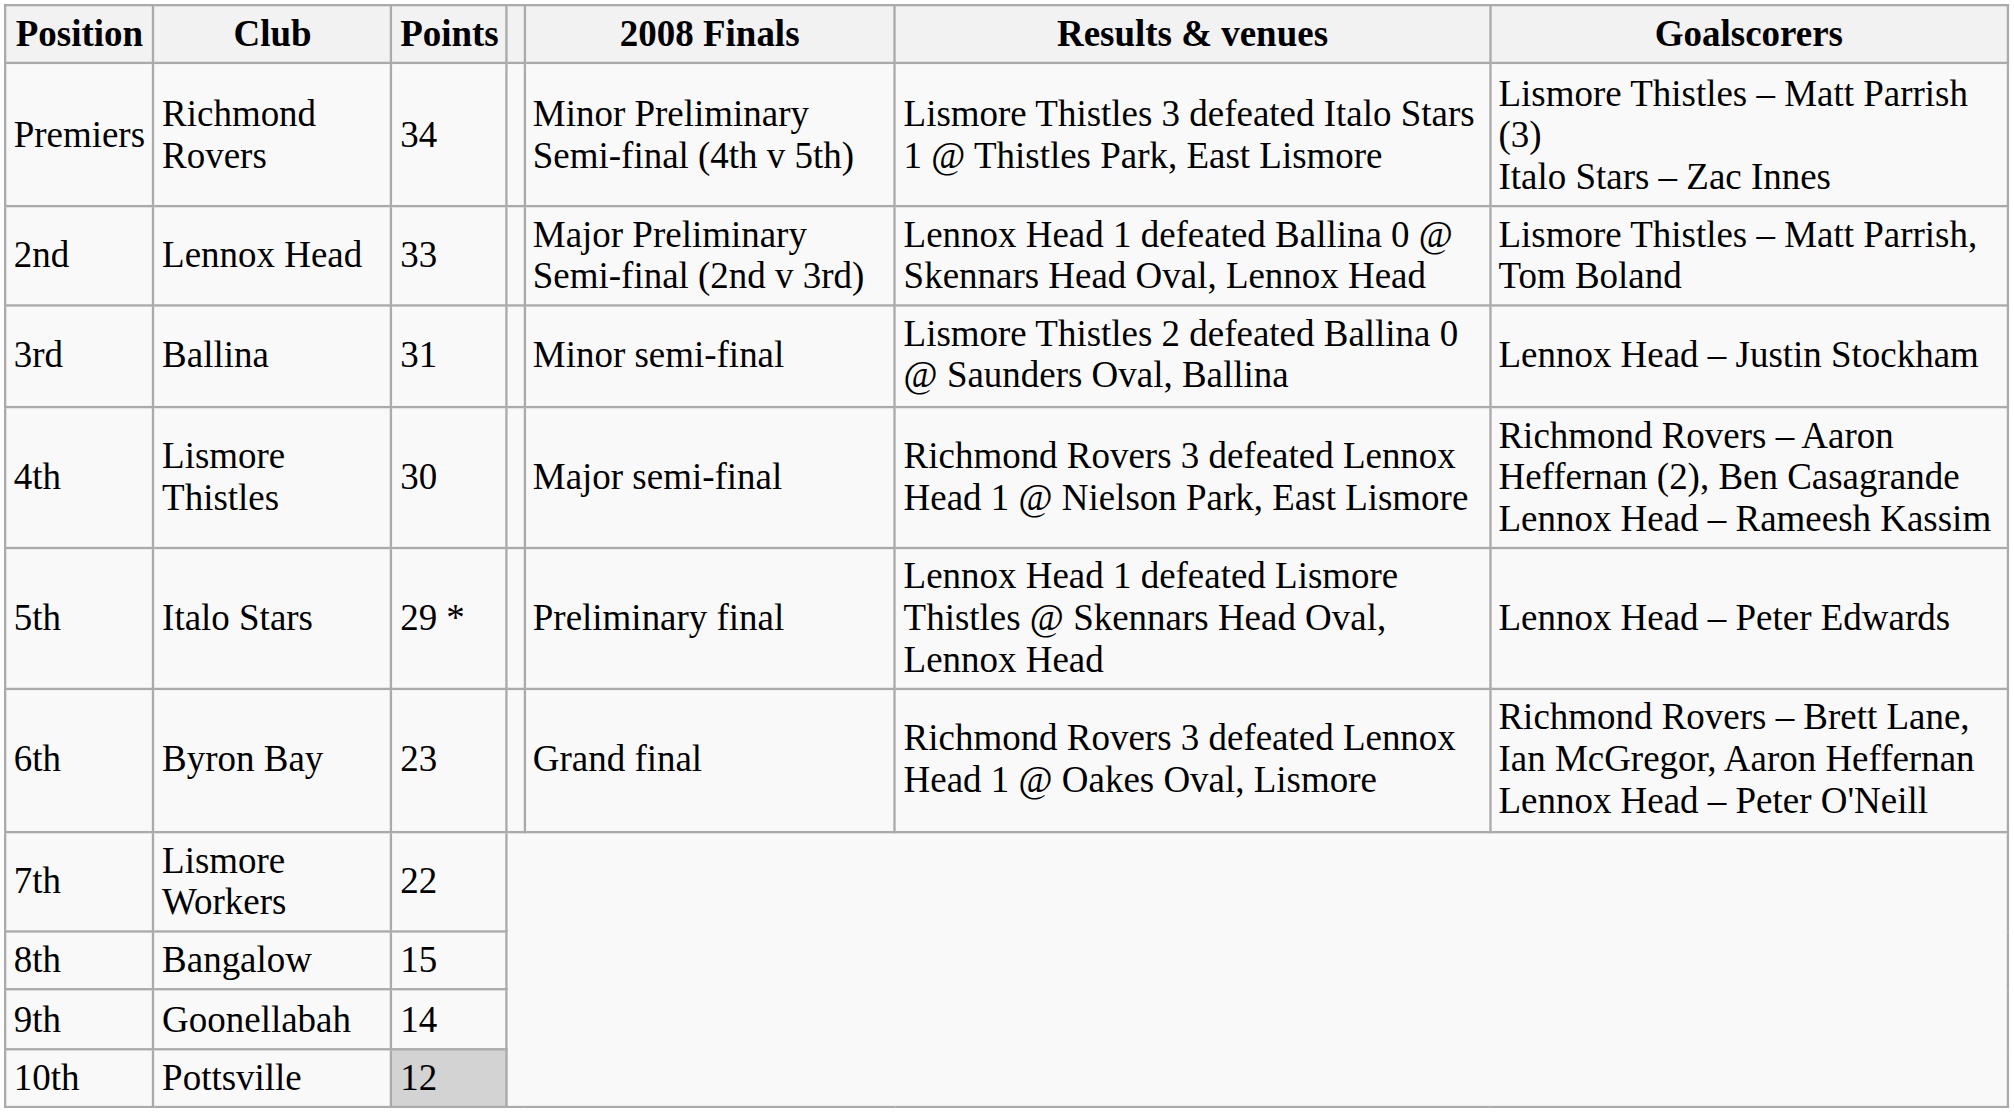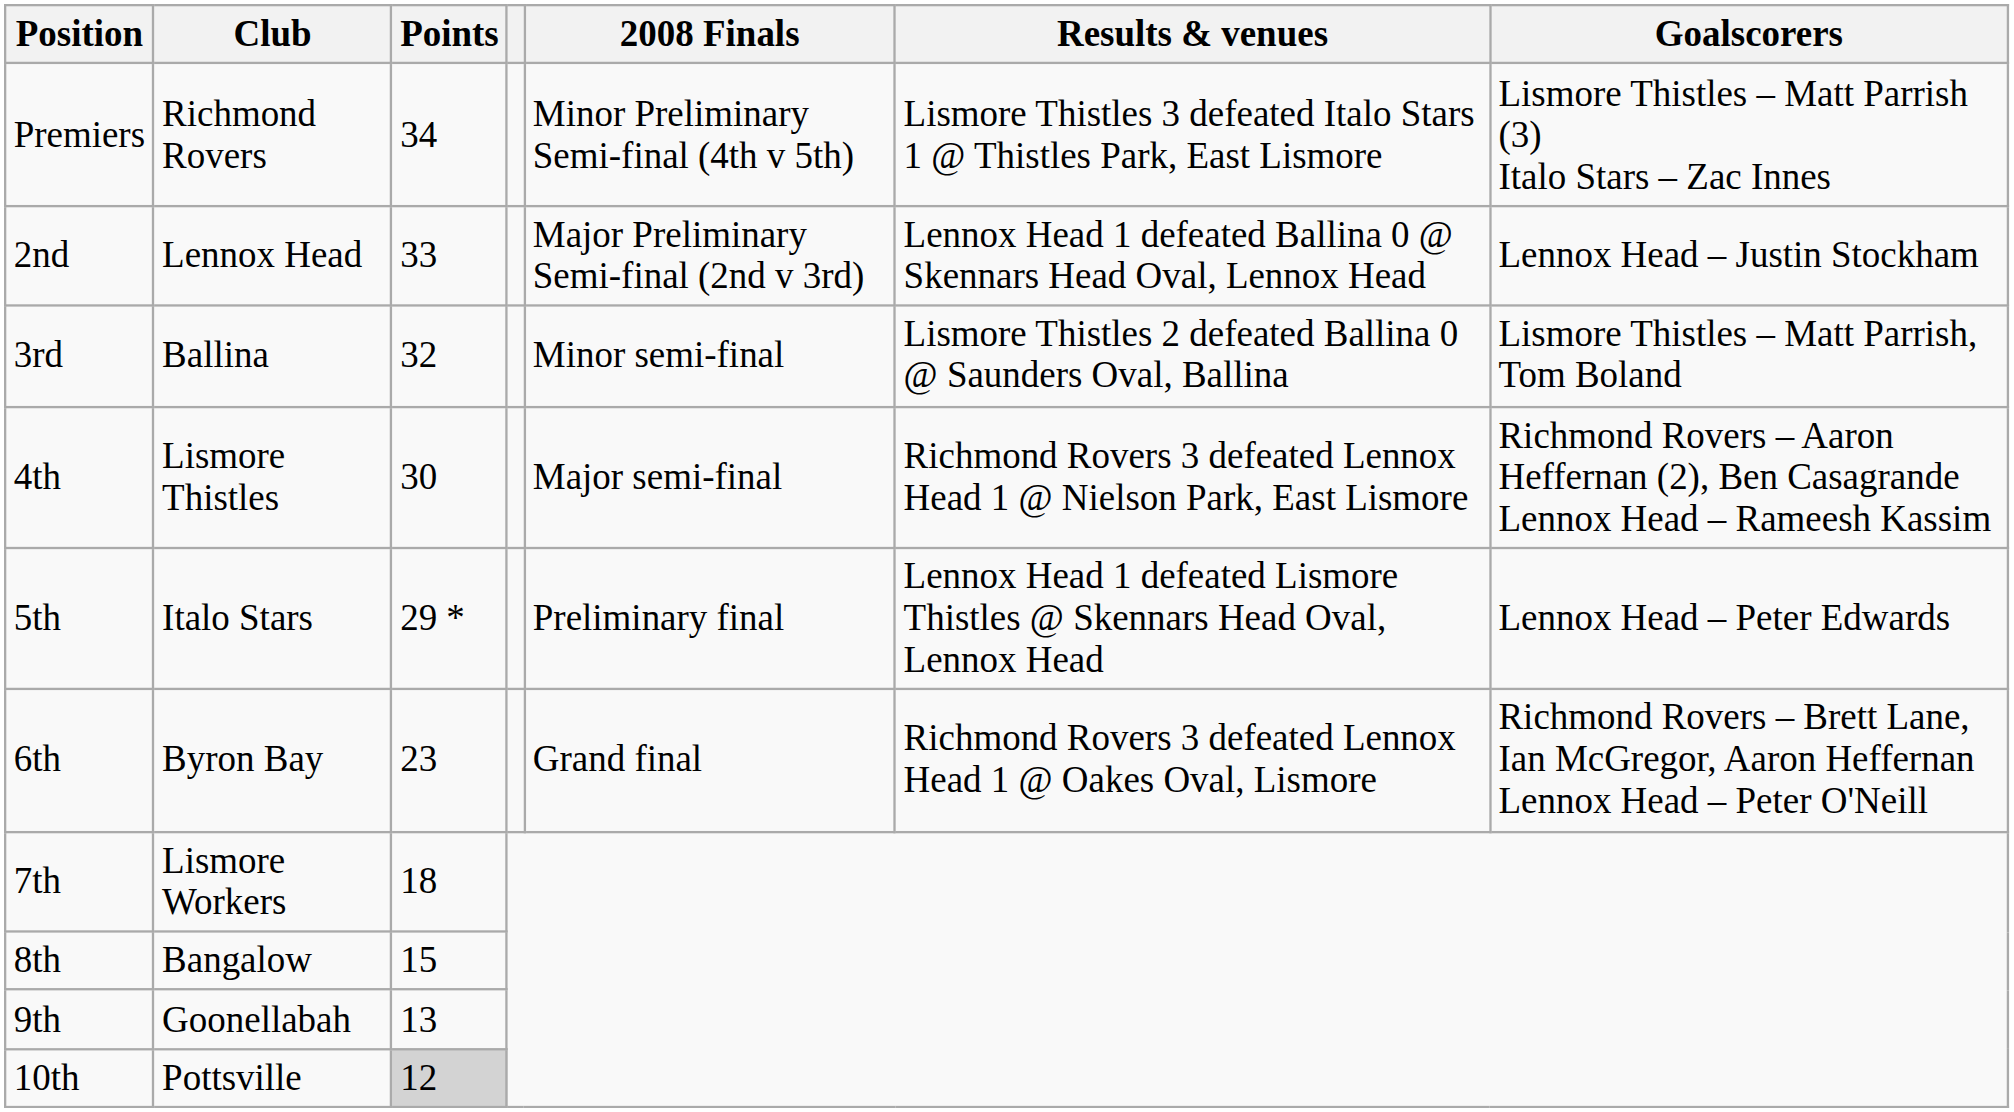(1738, 254) Lismore Thistles – Matt Parrish, Tom Boland -> (1739, 254) Lennox Head – Justin Stockham
(419, 355) 31 -> (419, 355) 32
(1739, 355) Lennox Head – Justin Stockham -> (1738, 355) Lismore Thistles – Matt Parrish, Tom Boland
(419, 880) 22 -> (419, 880) 18
(419, 1018) 14 -> (419, 1018) 13
